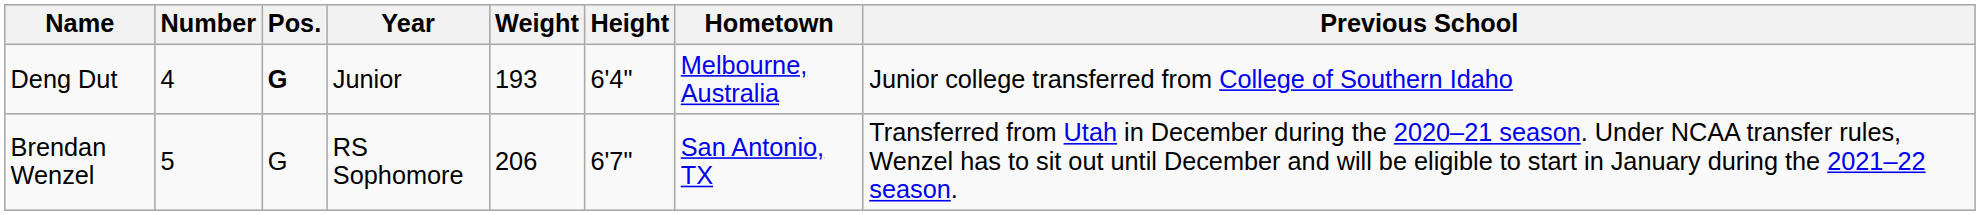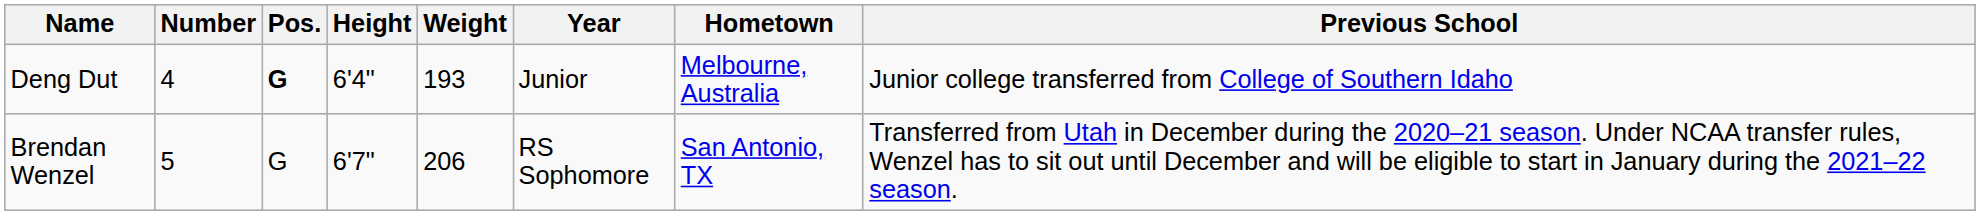columns swapped: (630, 24) <-> (408, 24)
